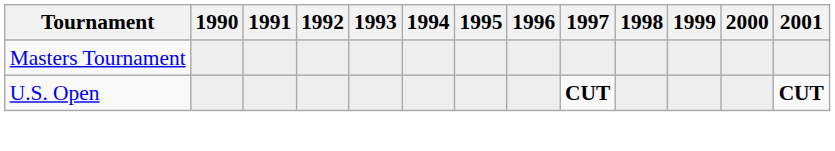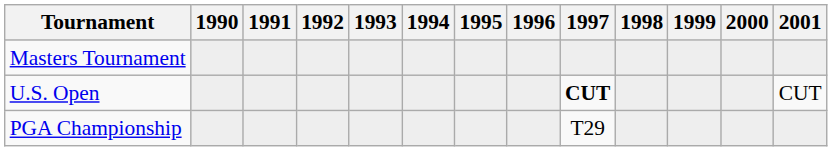(801, 93) bold -> (800, 93) normal
+ row: (96, 128)
